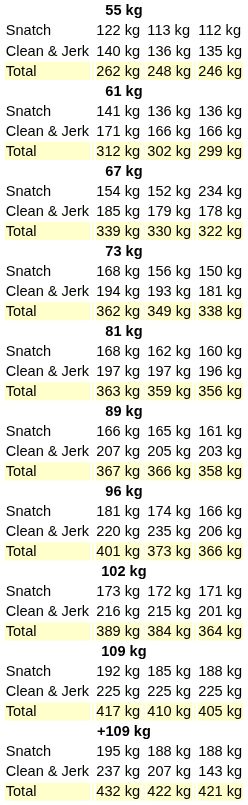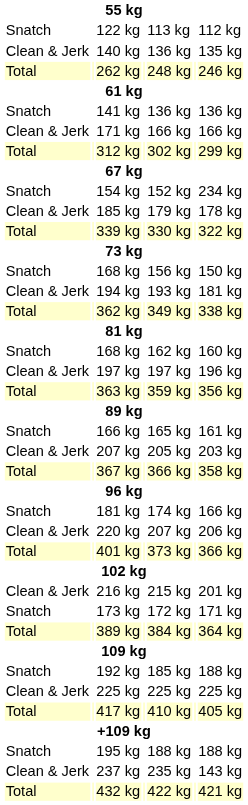(169, 531) 235 kg -> (169, 531) 207 kg
rows swapped: (28, 591) <-> (47, 611)
(169, 771) 207 kg -> (169, 771) 235 kg
